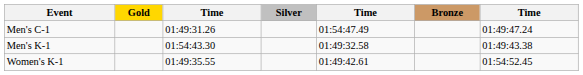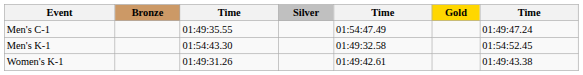columns swapped: (139, 12) <-> (447, 12)
(190, 29) 01:49:31.26 -> (207, 29) 01:49:35.55
(507, 45) 01:49:43.38 -> (507, 45) 01:54:52.45
(190, 62) 01:49:35.55 -> (207, 62) 01:49:31.26
(507, 62) 01:54:52.45 -> (507, 62) 01:49:43.38
